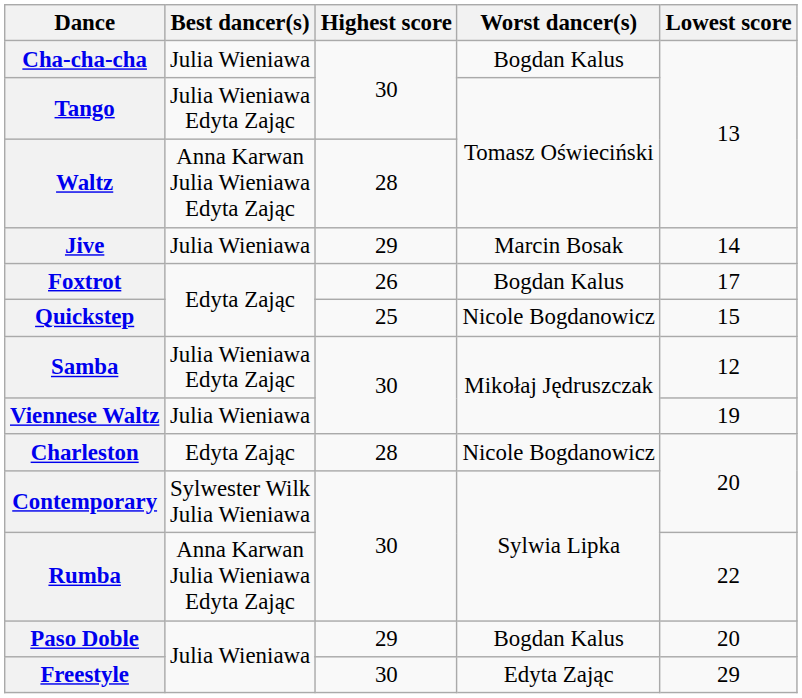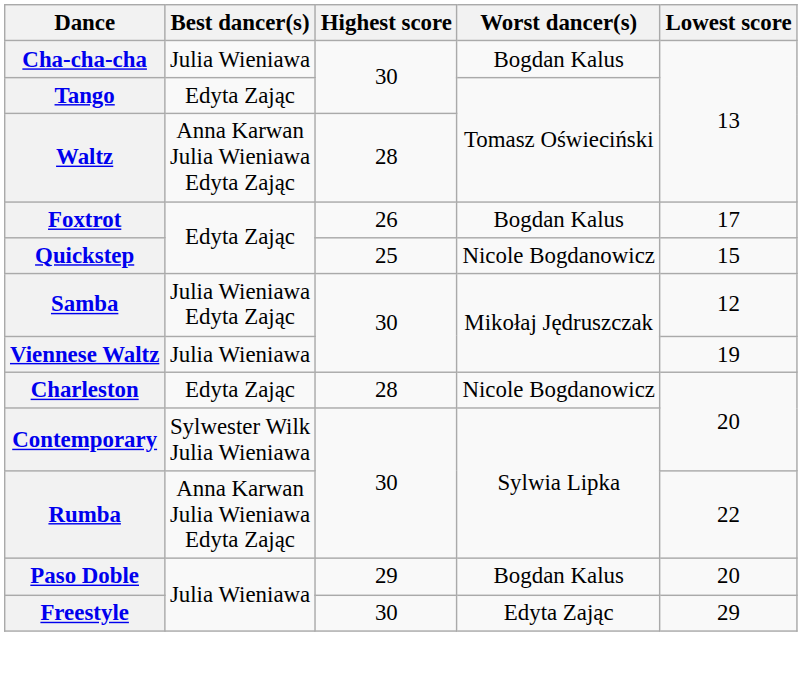(240, 108) Julia Wieniawa Edyta Zając -> (240, 95) Edyta Zając
- row: (85, 245)
